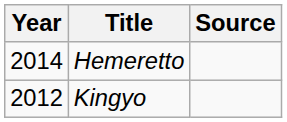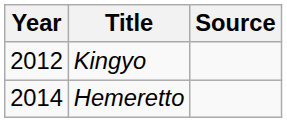rows swapped: (110, 98) <-> (129, 60)
